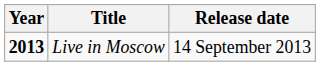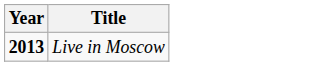- column: (242, 18)
